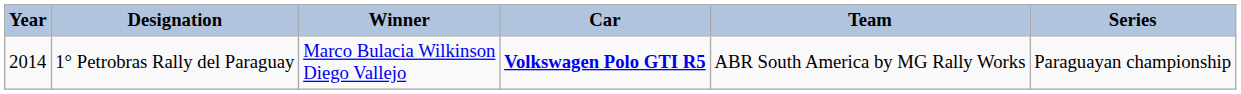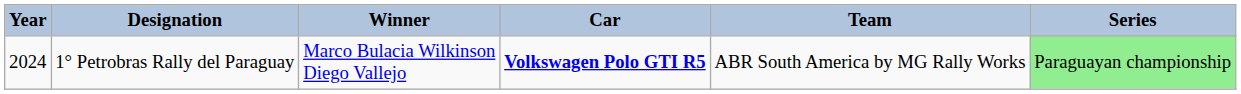(28, 62) 2014 -> (28, 62) 2024
(1133, 62) no background -> (1133, 62) lightgreen background
